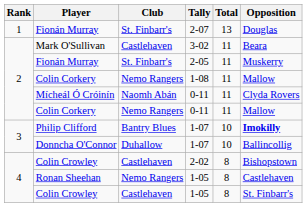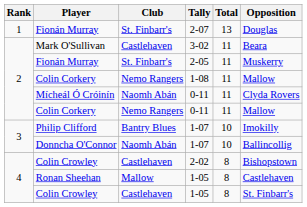(261, 128) bold -> (261, 128) normal
(142, 144) Duhallow -> (149, 144) Naomh Abán
(152, 177) Nemo Rangers -> (138, 177) Mallow
